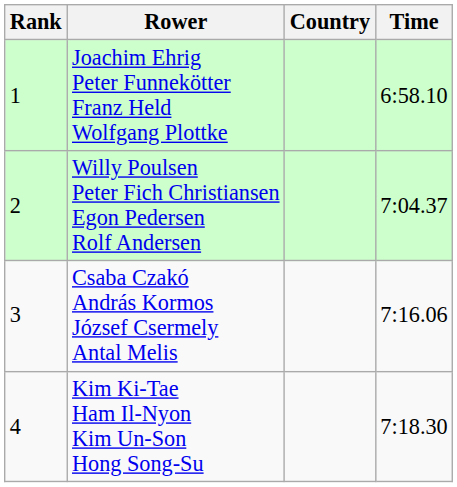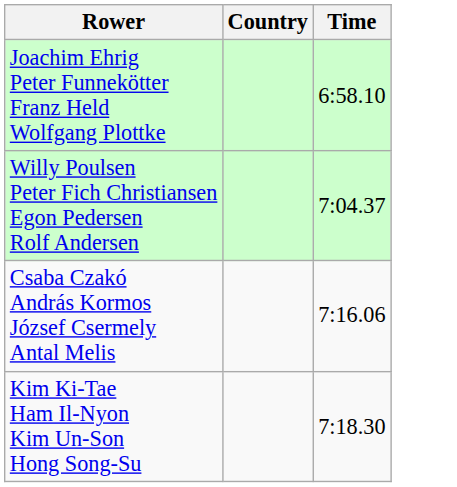- column: (36, 22)
